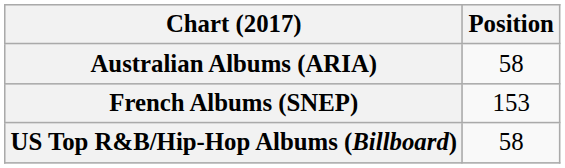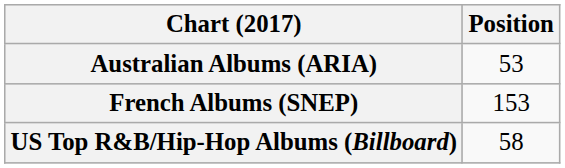(511, 63) 58 -> (511, 63) 53
